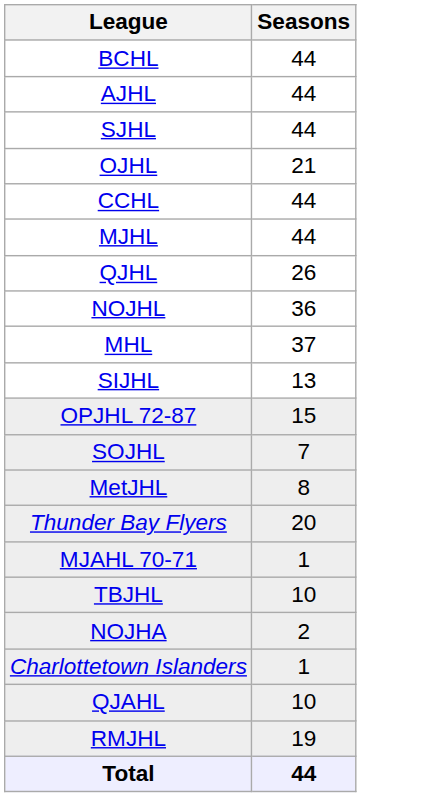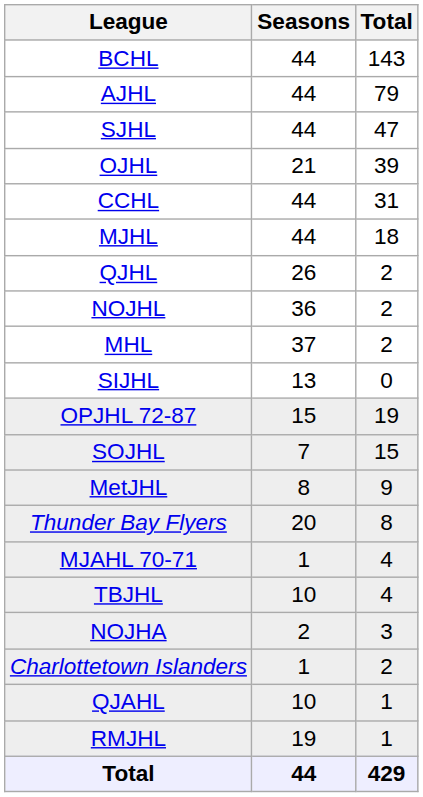+ column: (387, 22)
